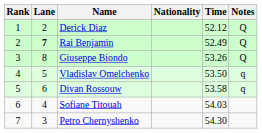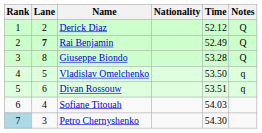(216, 58) 53.26 -> (216, 58) 53.28
(216, 89) 53.58 -> (216, 89) 53.51
(18, 120) no background -> (18, 120) lightblue background
